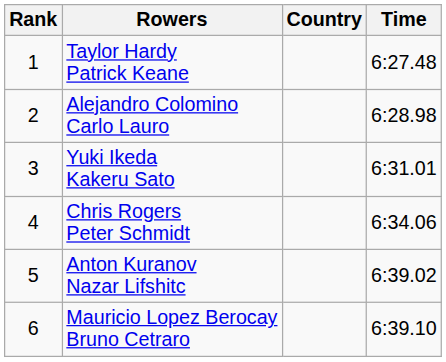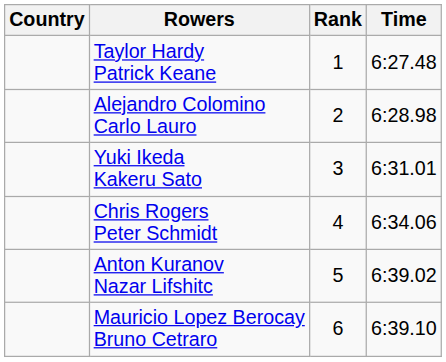columns swapped: (33, 20) <-> (324, 20)
